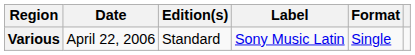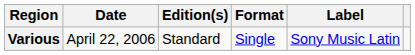columns swapped: (376, 15) <-> (290, 15)
